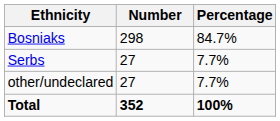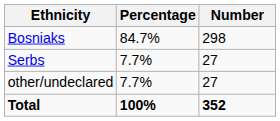columns swapped: (155, 15) <-> (235, 15)
